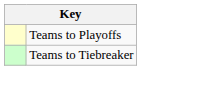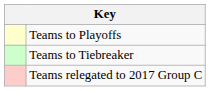+ row: (116, 75)
